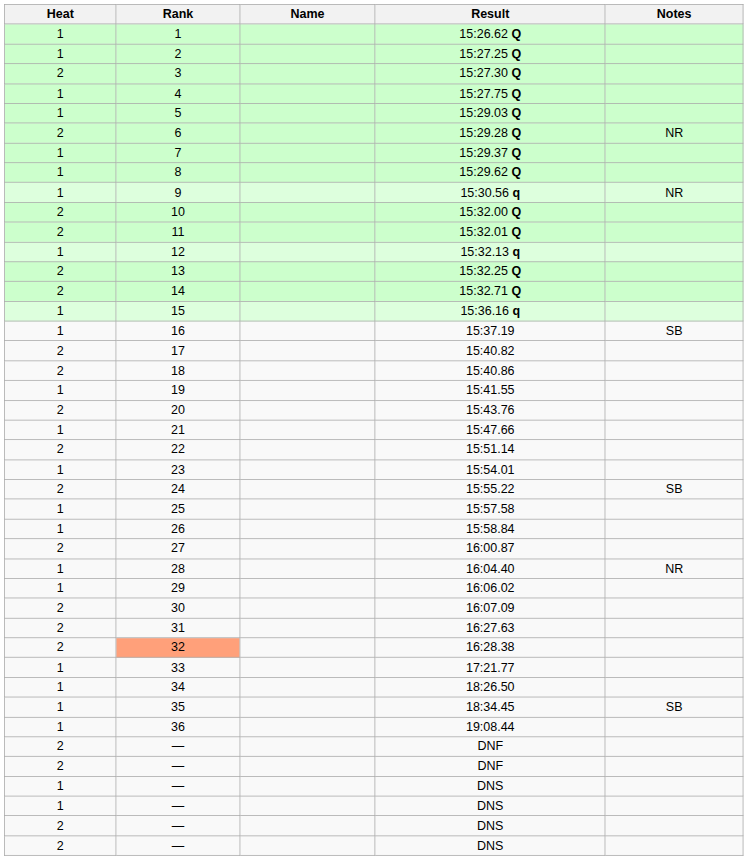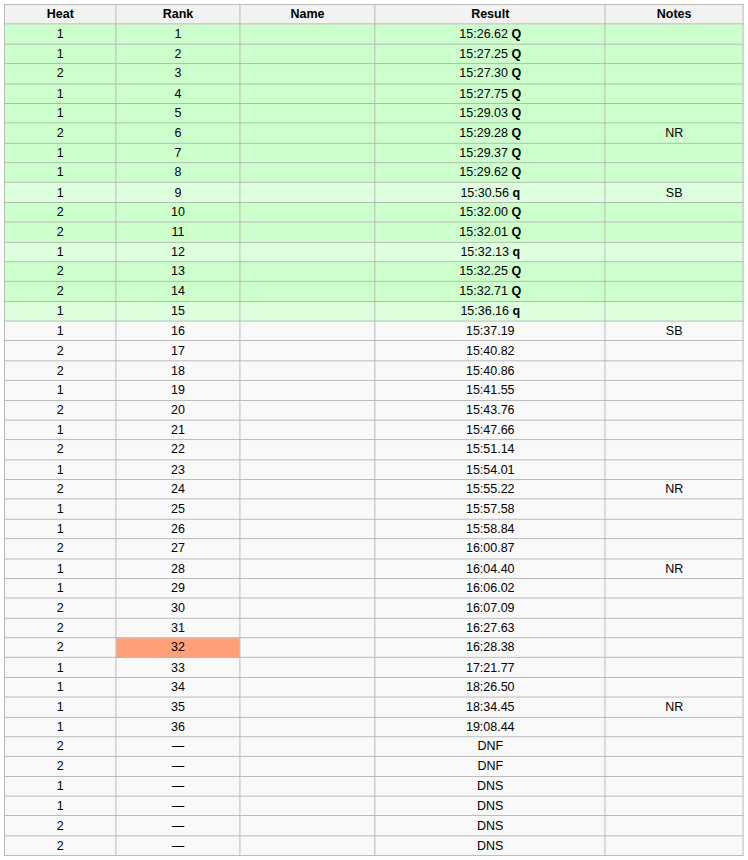(674, 192) NR -> (674, 192) SB
(674, 489) SB -> (674, 489) NR
(674, 707) SB -> (674, 707) NR
